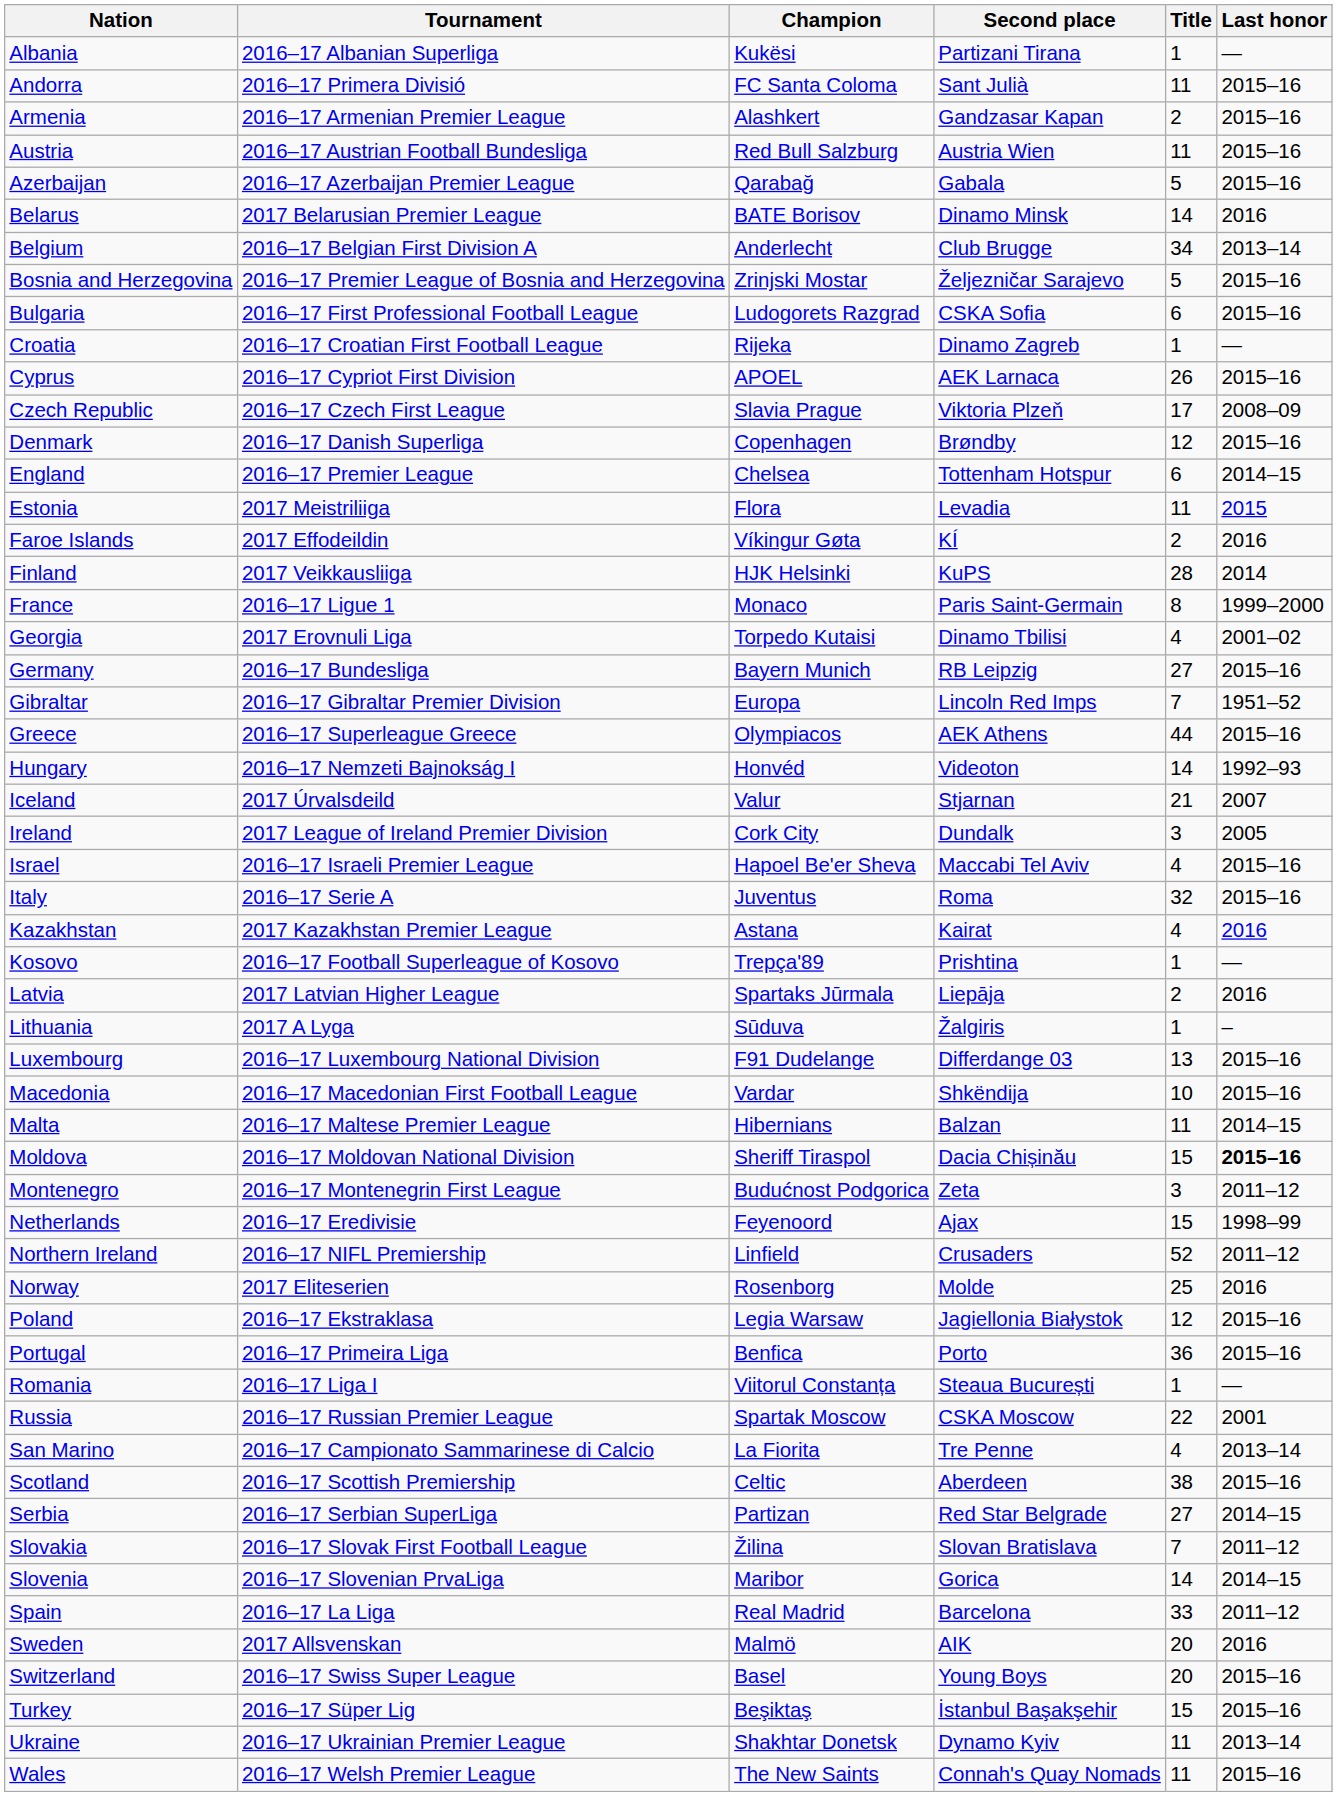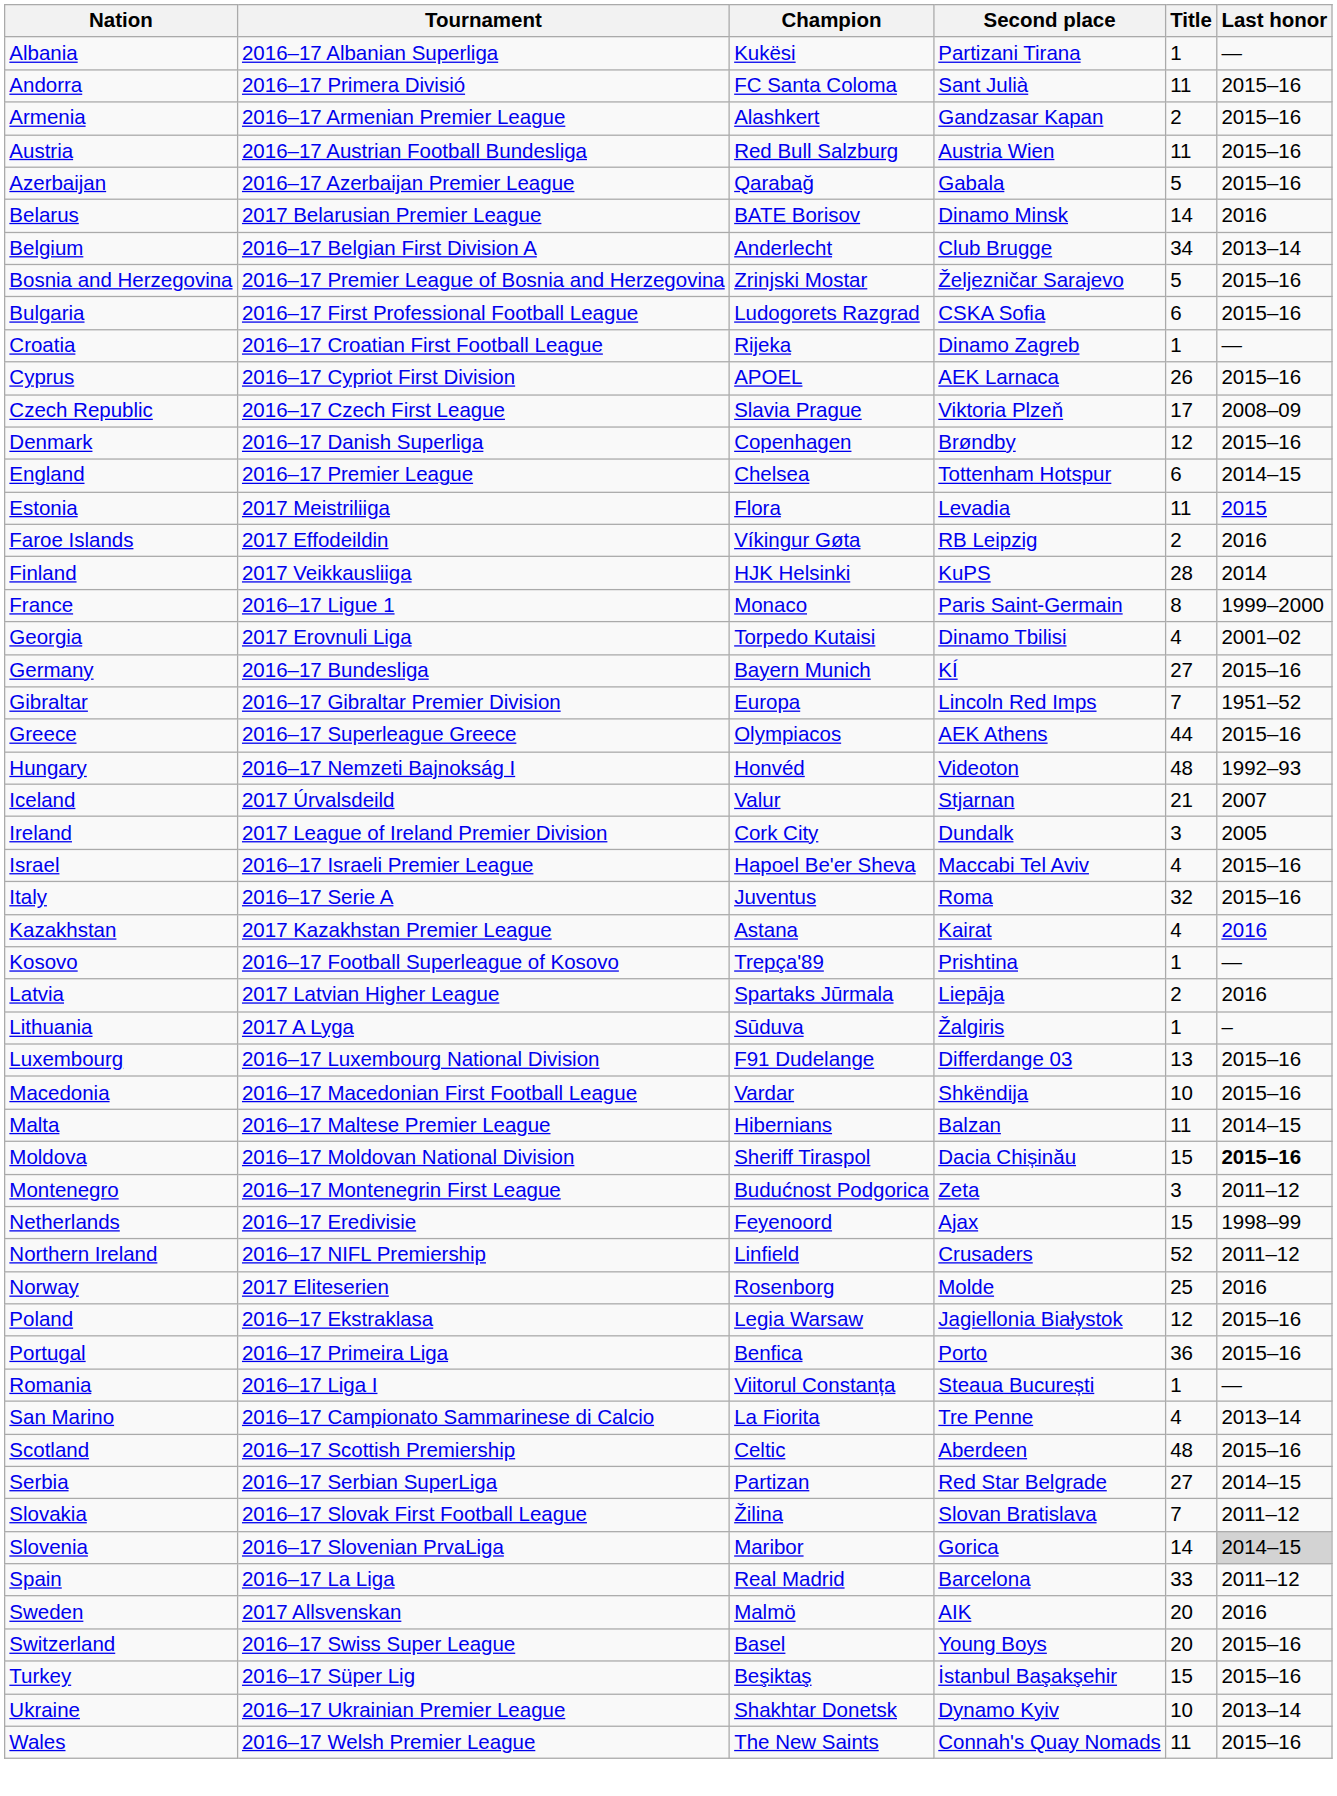(948, 540) KÍ -> (988, 540) RB Leipzig
(988, 670) RB Leipzig -> (948, 670) KÍ
(1182, 767) 14 -> (1182, 767) 48
- row: (41, 1417)
(1182, 1482) 38 -> (1182, 1449) 48
(1261, 1579) no background -> (1261, 1547) lightgrey background
(1181, 1742) 11 -> (1182, 1709) 10
